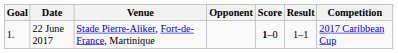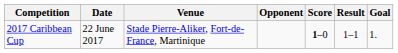columns swapped: (17, 12) <-> (355, 12)
